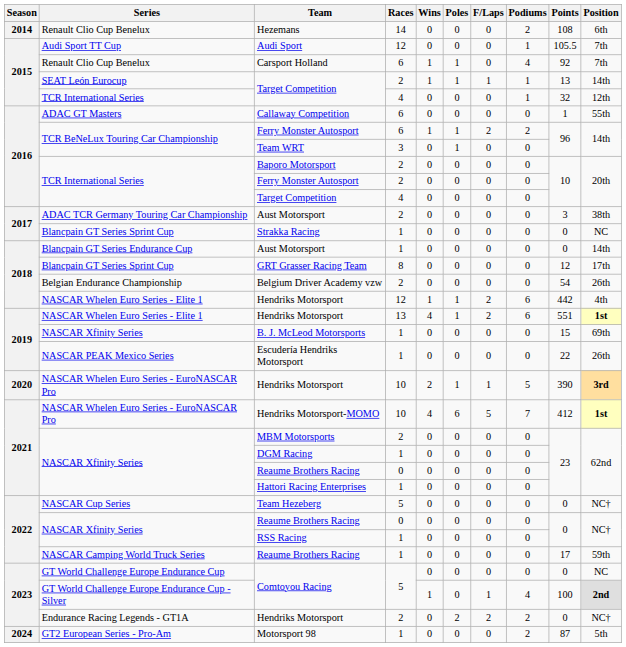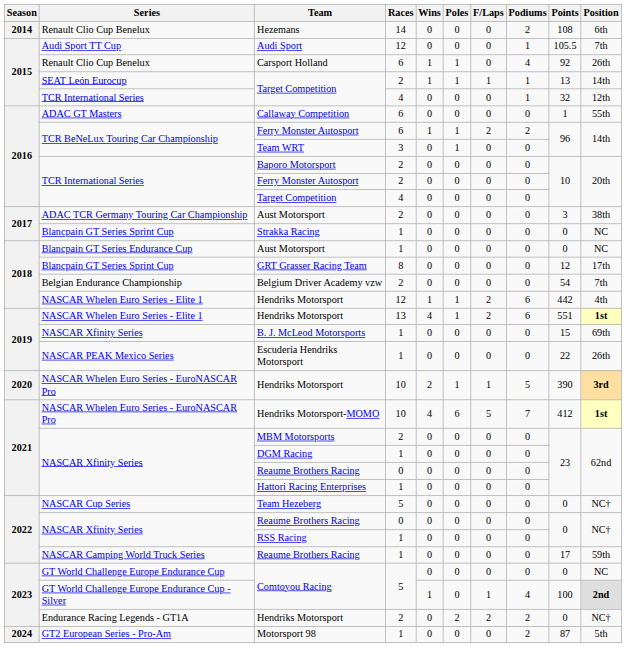(601, 63) 7th -> (601, 63) 26th
(601, 249) 14th -> (601, 249) NC
(601, 283) 26th -> (601, 283) 7th
